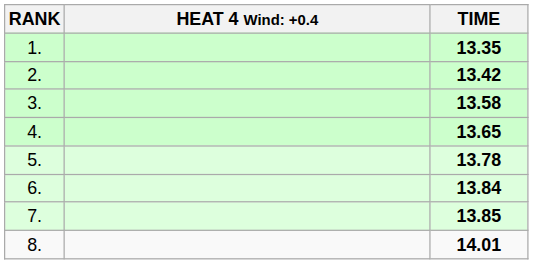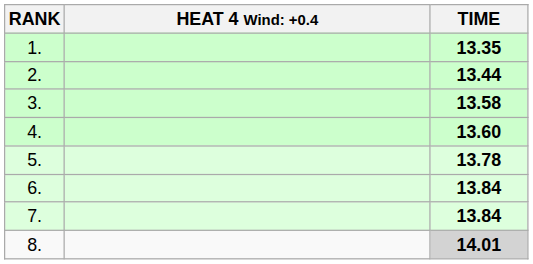(479, 76) 13.42 -> (479, 76) 13.44
(479, 132) 13.65 -> (479, 132) 13.60
(479, 217) 13.85 -> (479, 217) 13.84
(479, 245) no background -> (479, 245) lightgrey background
